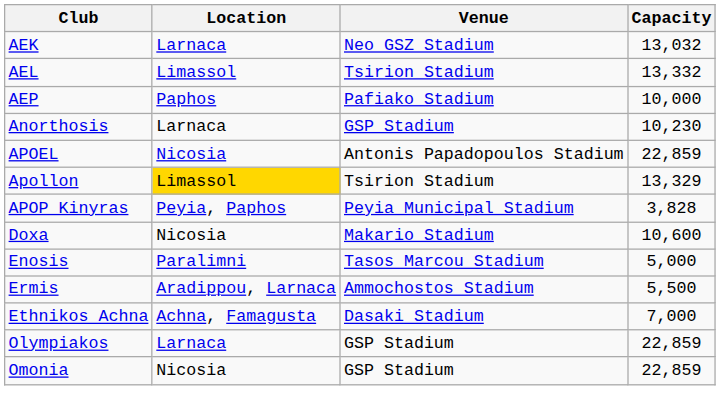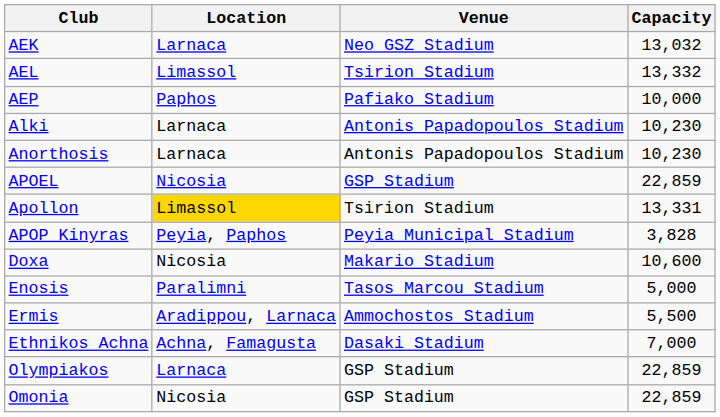+ row: (29, 127)
(399, 127) GSP Stadium -> (484, 154) Antonis Papadopoulos Stadium
(484, 154) Antonis Papadopoulos Stadium -> (399, 181) GSP Stadium
(671, 181) 13,329 -> (671, 208) 13,331
